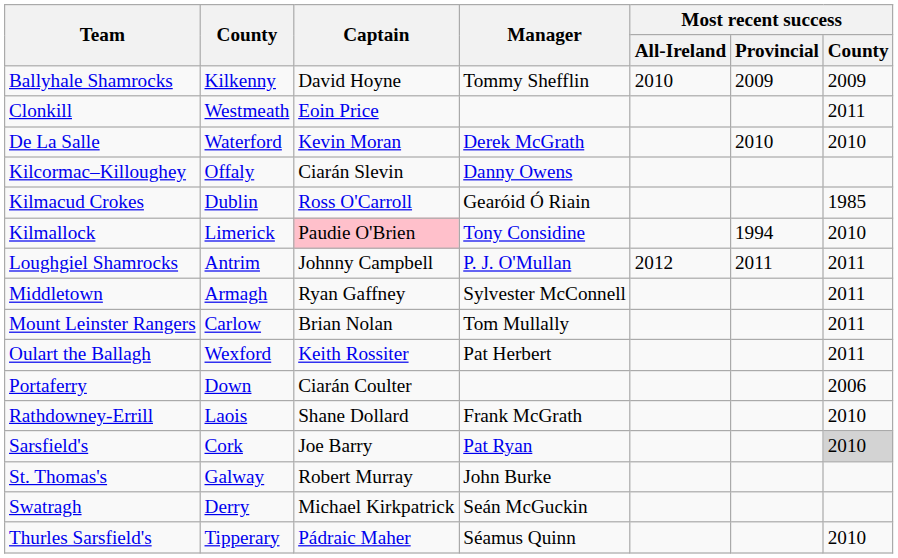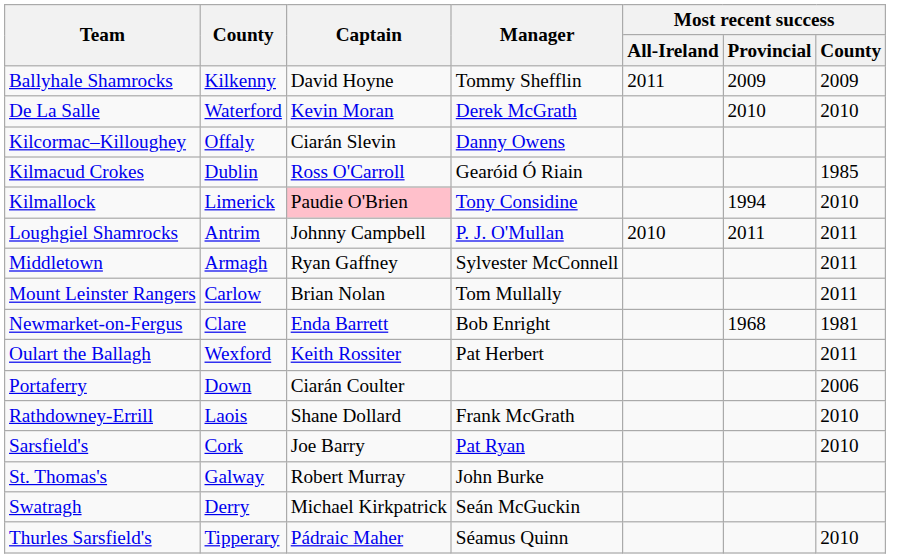(654, 80) 2010 -> (646, 80) 2011
- row: (40, 111)
(654, 263) 2012 -> (646, 232) 2010
+ row: (96, 324)
(847, 446) lightgrey background -> (839, 446) no background
